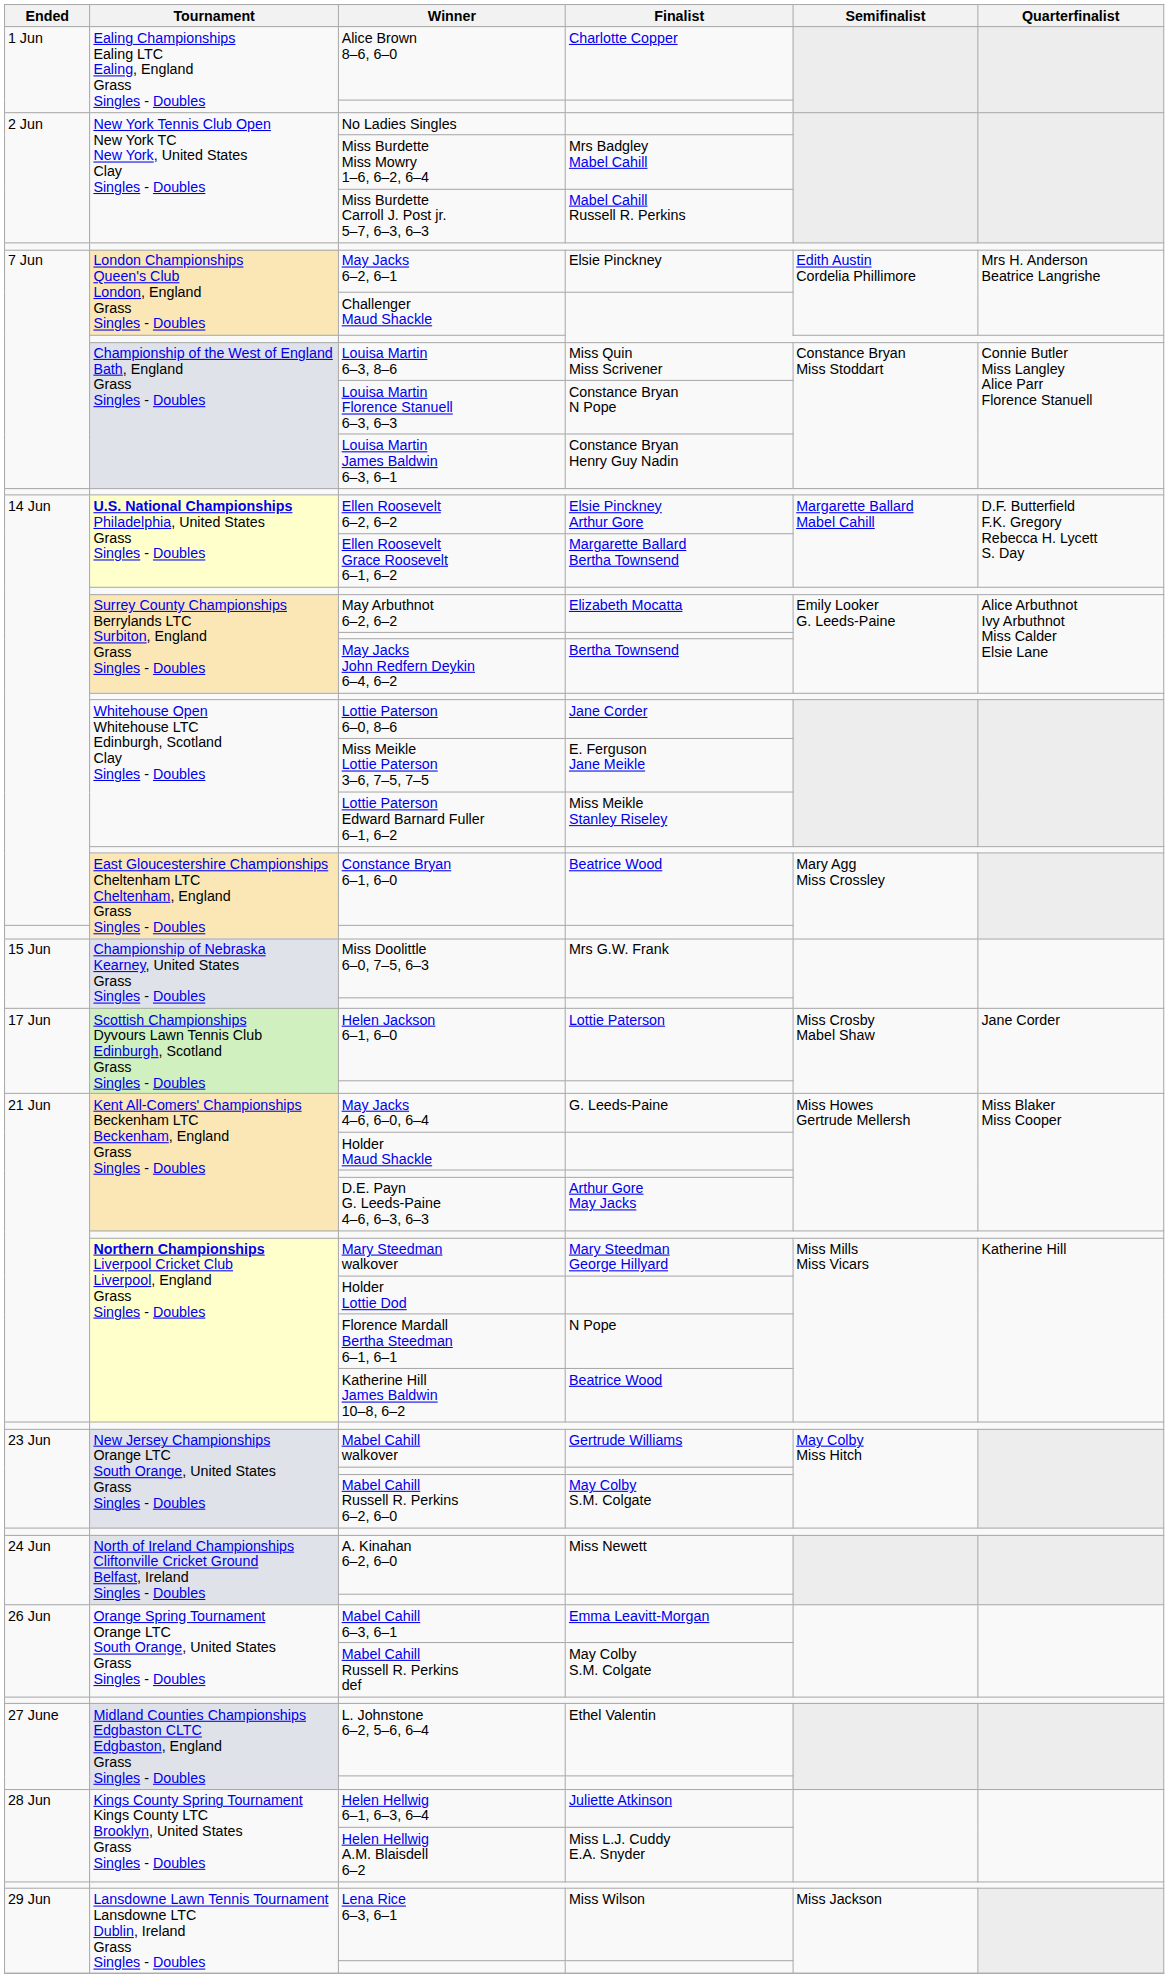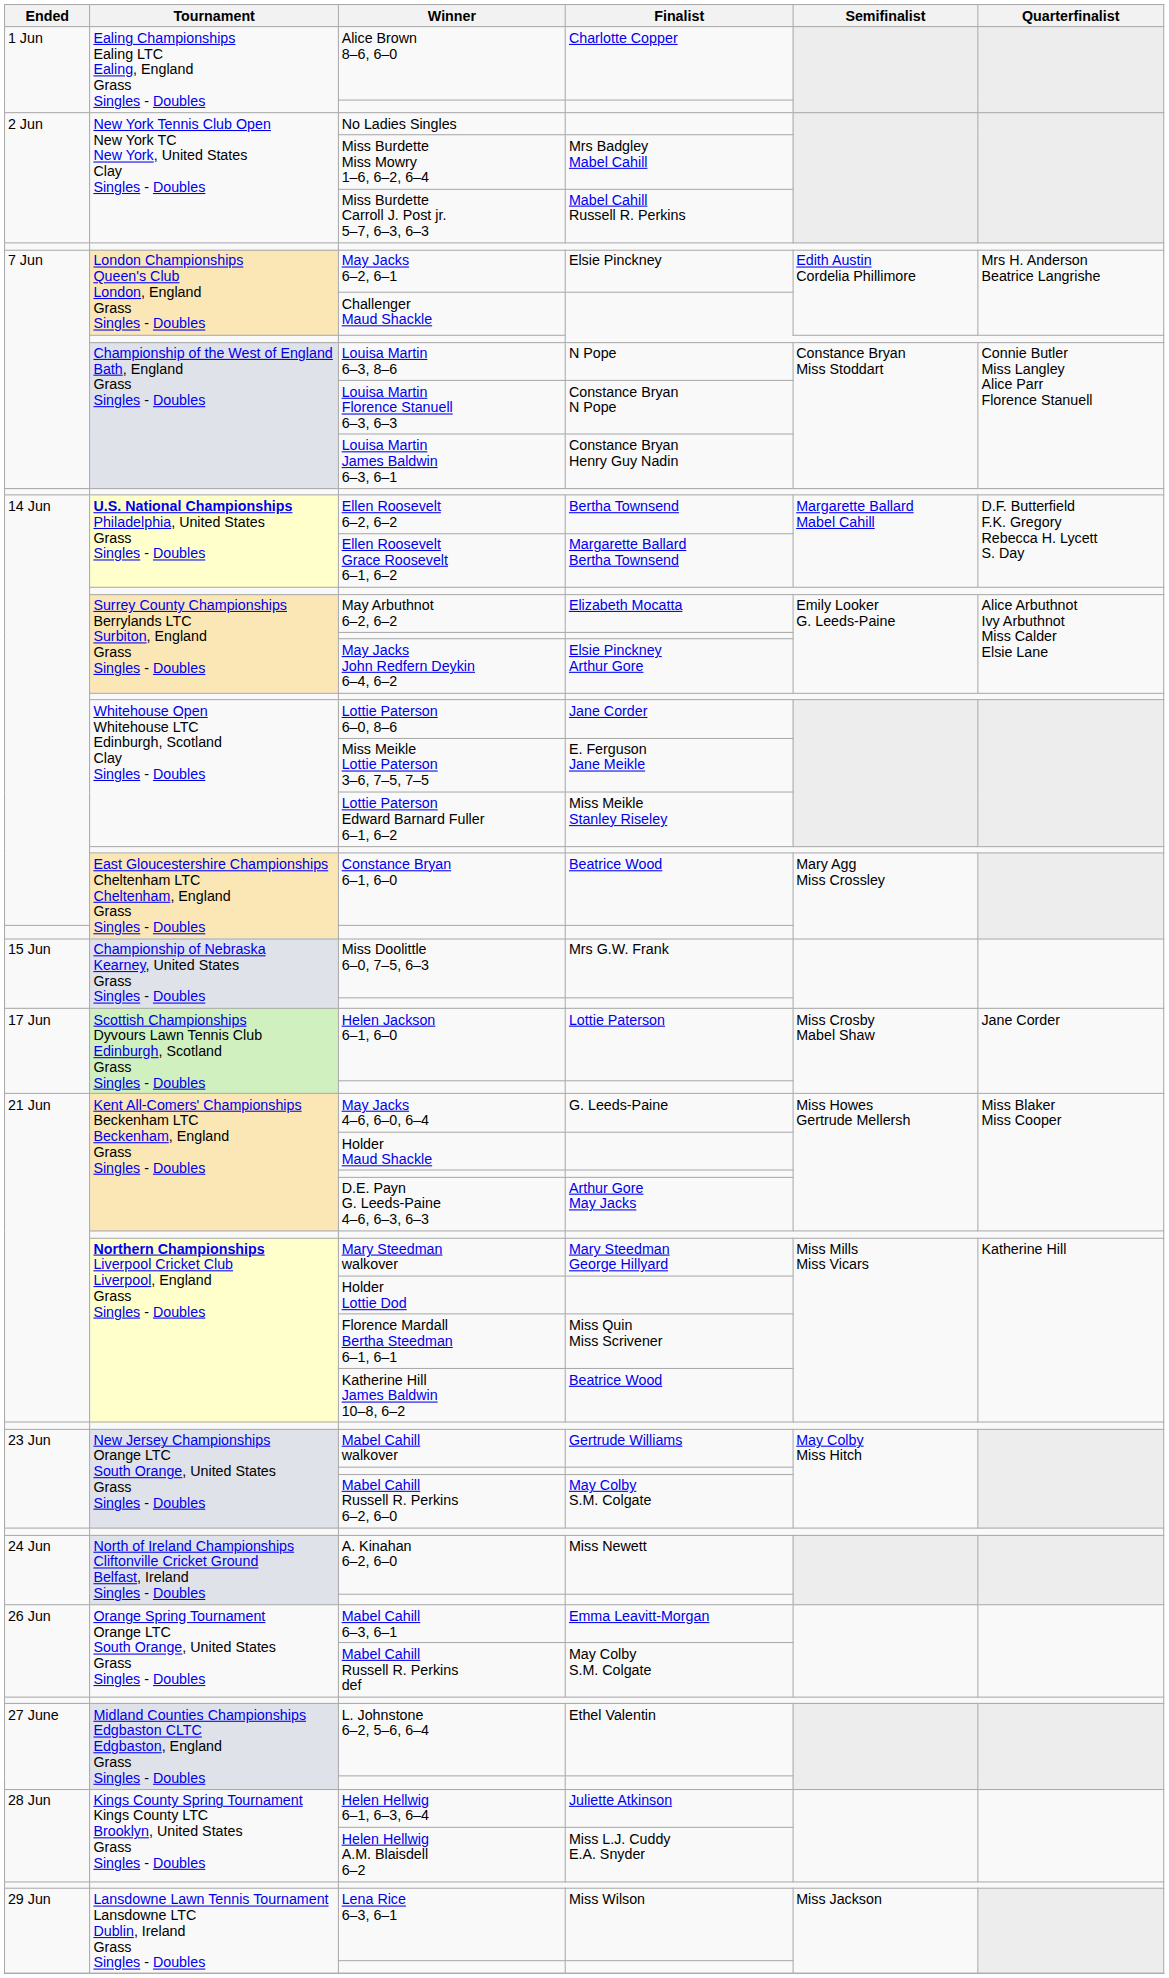(616, 361) Miss Quin Miss Scrivener -> (593, 353) N Pope
(615, 514) Elsie Pinckney Arthur Gore -> (624, 506) Bertha Townsend
(624, 650) Bertha Townsend -> (615, 658) Elsie Pinckney Arthur Gore
(593, 1325) N Pope -> (616, 1333) Miss Quin Miss Scrivener
